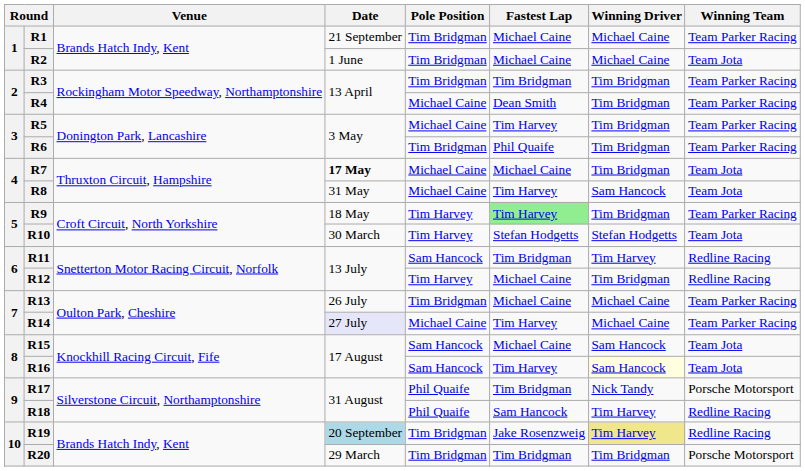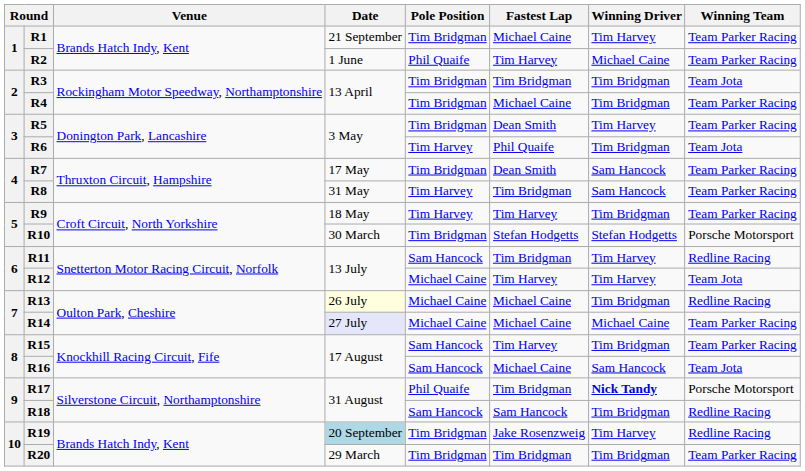(630, 37) Michael Caine -> (624, 37) Tim Harvey
(448, 59) Tim Bridgman -> (439, 59) Phil Quaife
(532, 59) Michael Caine -> (525, 59) Tim Harvey
(715, 59) Team Jota -> (742, 59) Team Parker Racing
(742, 81) Team Parker Racing -> (715, 81) Team Jota
(447, 103) Michael Caine -> (448, 103) Tim Bridgman
(525, 103) Dean Smith -> (532, 103) Michael Caine
(447, 125) Michael Caine -> (448, 125) Tim Bridgman
(525, 125) Tim Harvey -> (525, 125) Dean Smith
(631, 125) Tim Bridgman -> (624, 125) Tim Harvey
(448, 147) Tim Bridgman -> (440, 147) Tim Harvey
(742, 147) Team Parker Racing -> (715, 147) Team Jota
(350, 169) bold -> (349, 169) normal
(447, 169) Michael Caine -> (448, 169) Tim Bridgman
(532, 169) Michael Caine -> (525, 169) Dean Smith
(631, 169) Tim Bridgman -> (629, 169) Sam Hancock
(715, 169) Team Jota -> (742, 169) Team Parker Racing
(447, 190) Michael Caine -> (440, 190) Tim Harvey
(525, 190) Tim Harvey -> (532, 190) Tim Bridgman
(715, 190) Team Jota -> (742, 190) Team Parker Racing
(525, 212) lightgreen background -> (525, 212) no background
(440, 234) Tim Harvey -> (448, 234) Tim Bridgman
(715, 234) Team Jota -> (741, 234) Porsche Motorsport
(440, 278) Tim Harvey -> (447, 278) Michael Caine
(532, 278) Michael Caine -> (525, 278) Tim Harvey
(631, 278) Tim Bridgman -> (624, 278) Tim Harvey
(729, 278) Redline Racing -> (715, 278) Team Jota
(348, 300) no background -> (348, 300) lightyellow background
(448, 300) Tim Bridgman -> (447, 300) Michael Caine
(630, 300) Michael Caine -> (631, 300) Tim Bridgman
(742, 300) Team Parker Racing -> (729, 300) Redline Racing
(525, 322) Tim Harvey -> (532, 322) Michael Caine
(532, 344) Michael Caine -> (525, 344) Tim Harvey
(629, 344) Sam Hancock -> (631, 344) Tim Bridgman
(715, 344) Team Jota -> (742, 344) Team Parker Racing
(525, 366) Tim Harvey -> (532, 366) Michael Caine
(629, 366) lightyellow background -> (629, 366) no background
(622, 388) normal -> (624, 388) bold
(439, 410) Phil Quaife -> (446, 410) Sam Hancock
(624, 410) Tim Harvey -> (631, 410) Tim Bridgman
(624, 432) khaki background -> (624, 432) no background
(741, 454) Porsche Motorsport -> (742, 454) Team Parker Racing
